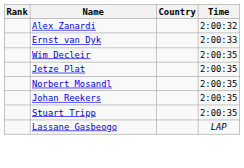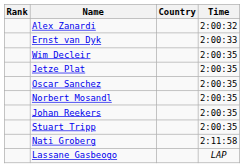+ row: (67, 84)
+ row: (64, 141)
